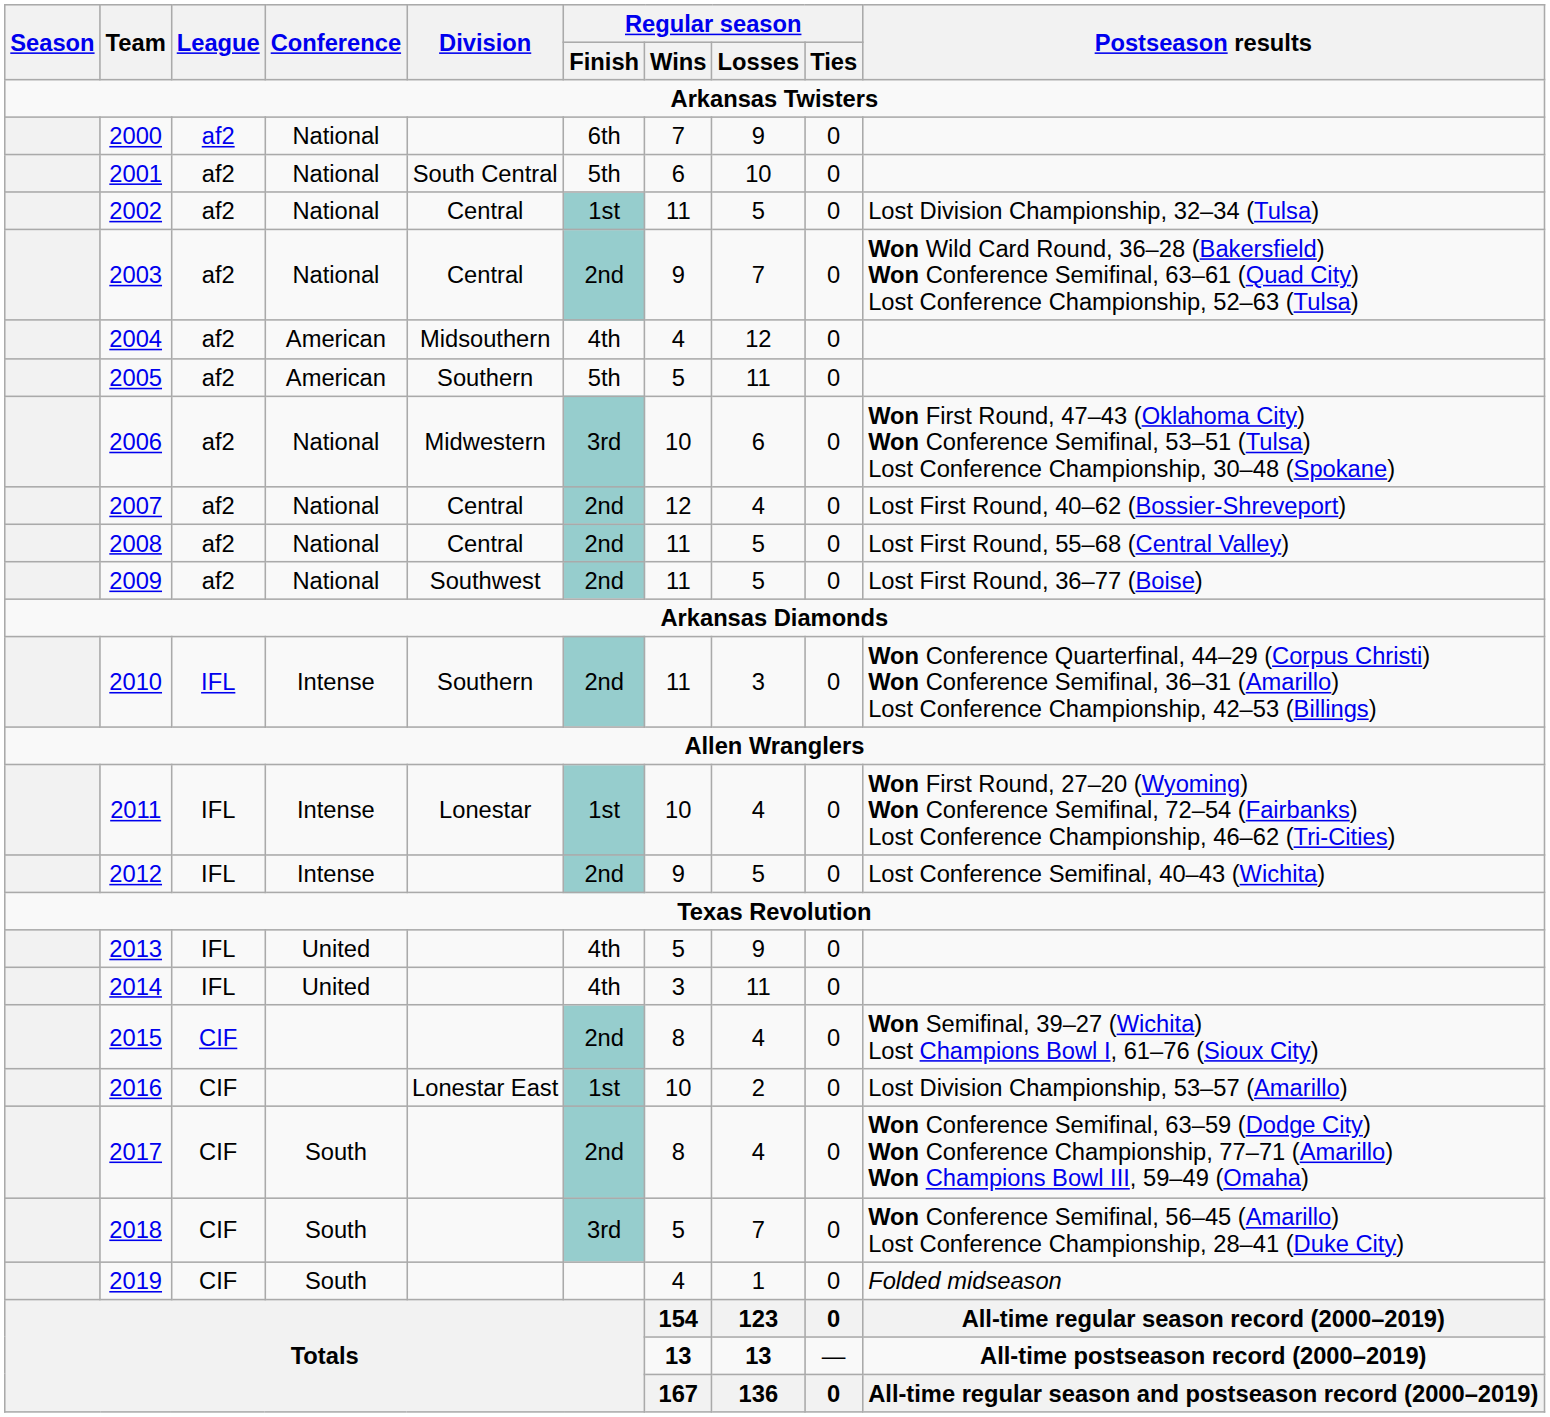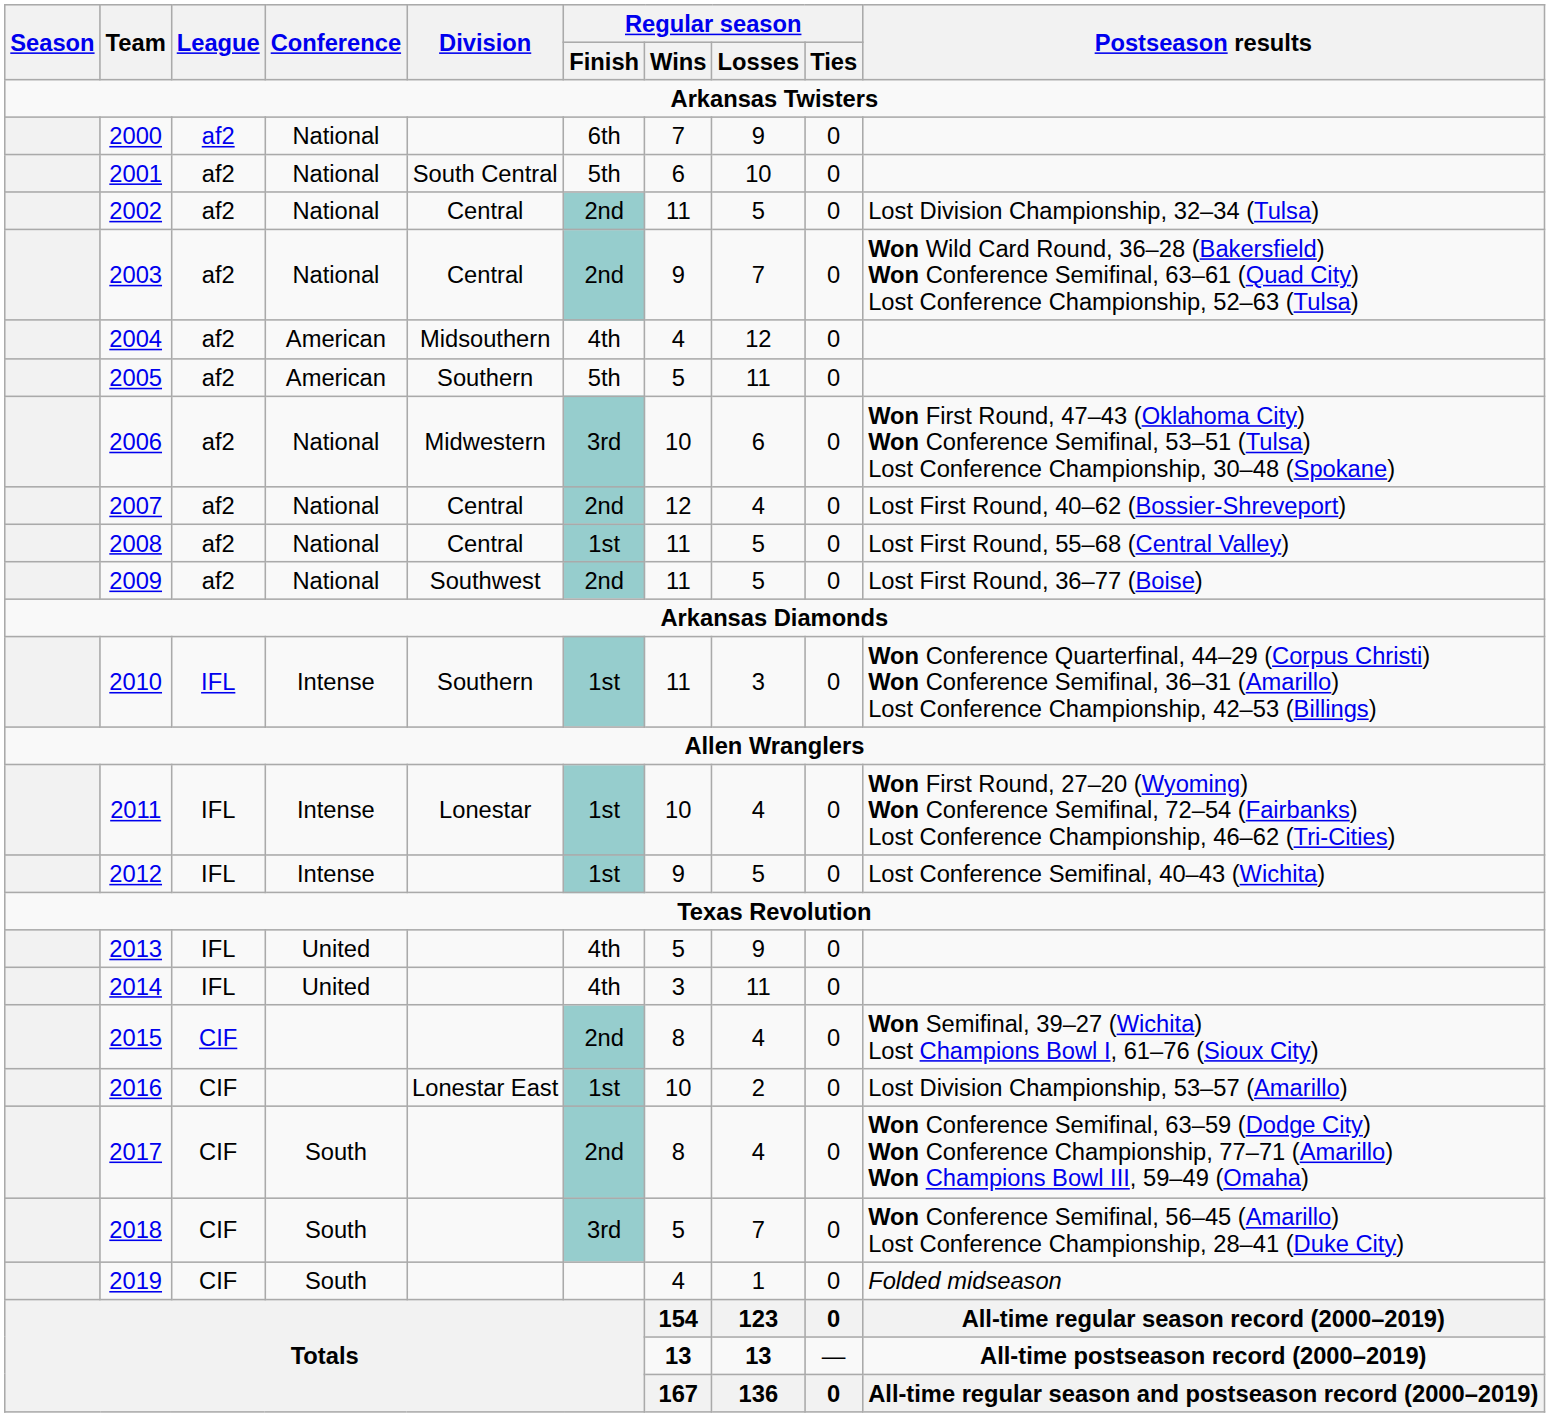(604, 211) 1st -> (604, 211) 2nd
(604, 543) 2nd -> (604, 543) 1st
(604, 682) 2nd -> (604, 682) 1st
(604, 874) 2nd -> (604, 874) 1st
